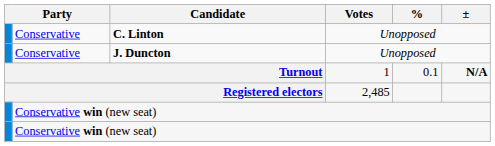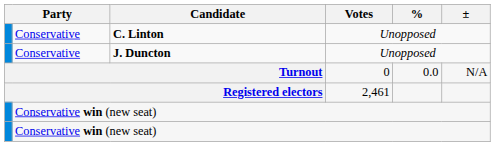(387, 72) 1 -> (387, 72) 0
(431, 72) 0.1 -> (431, 72) 0.0
(477, 72) bold -> (477, 72) normal
(376, 92) 2,485 -> (376, 92) 2,461
